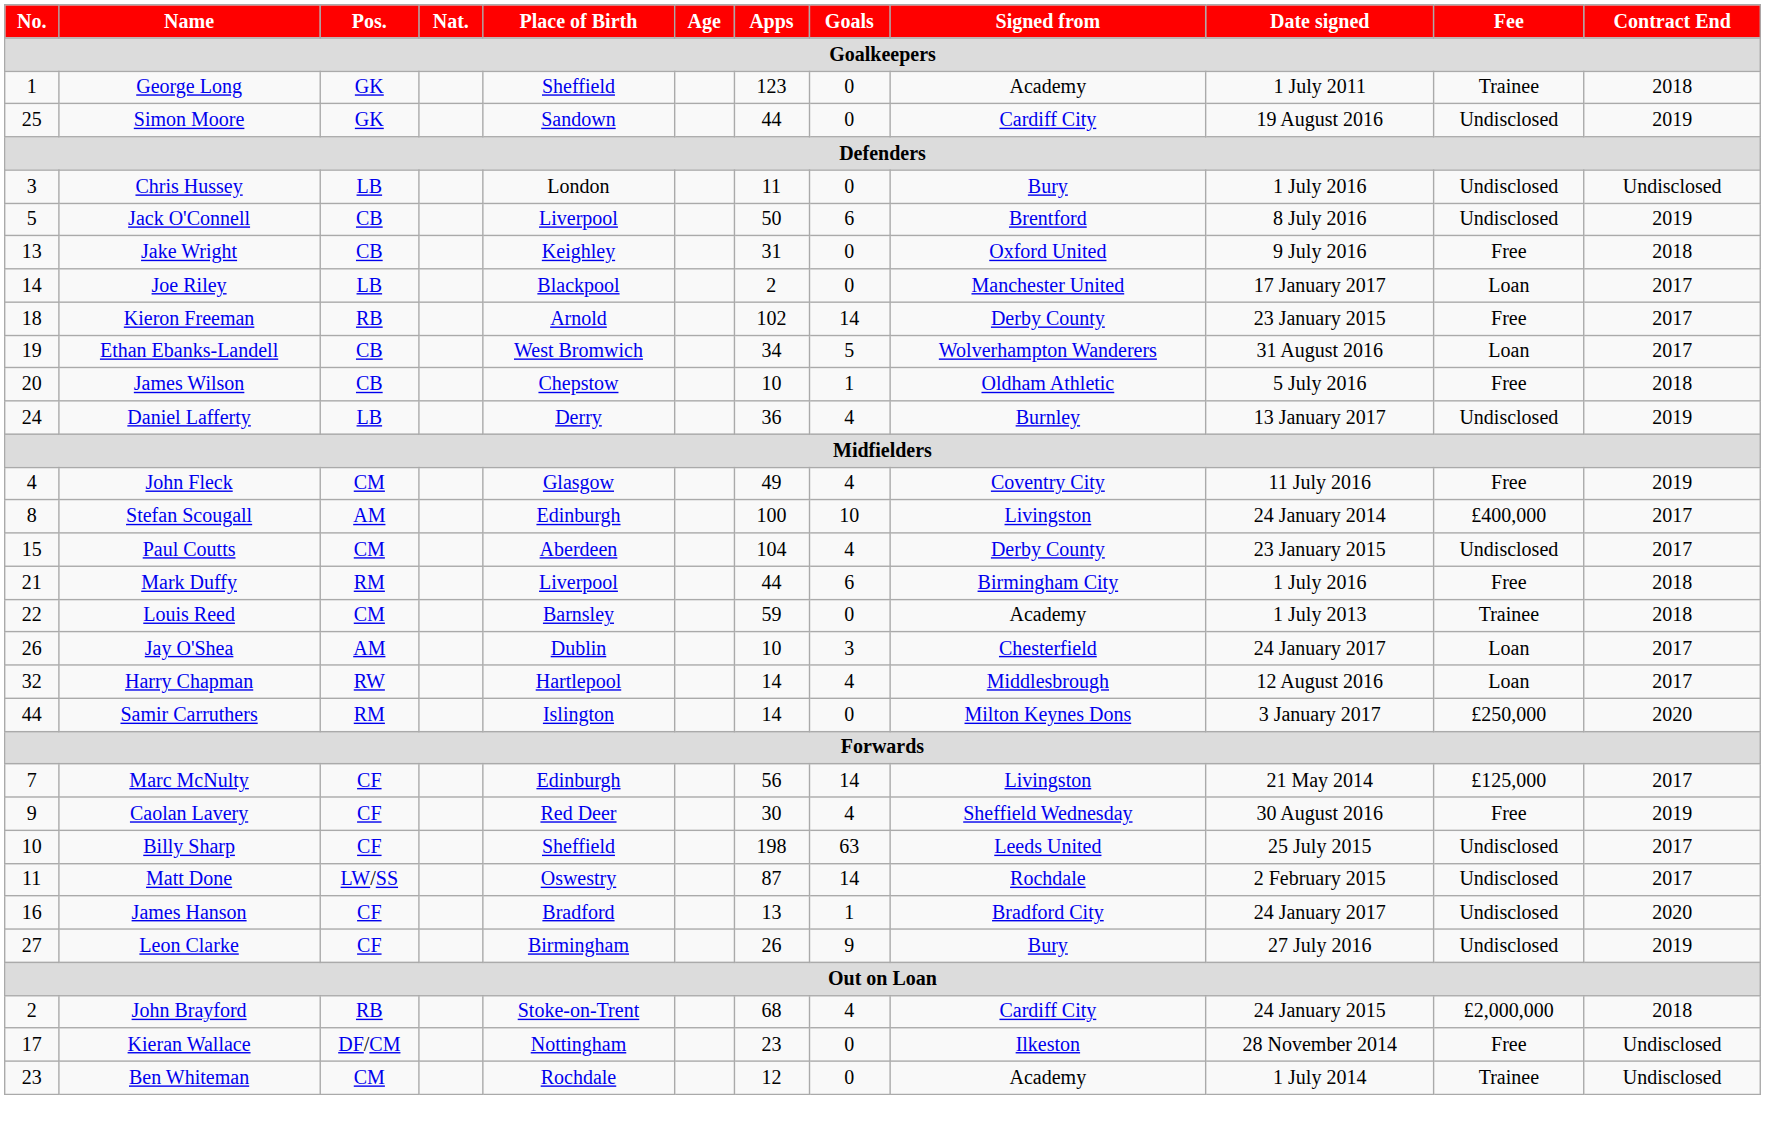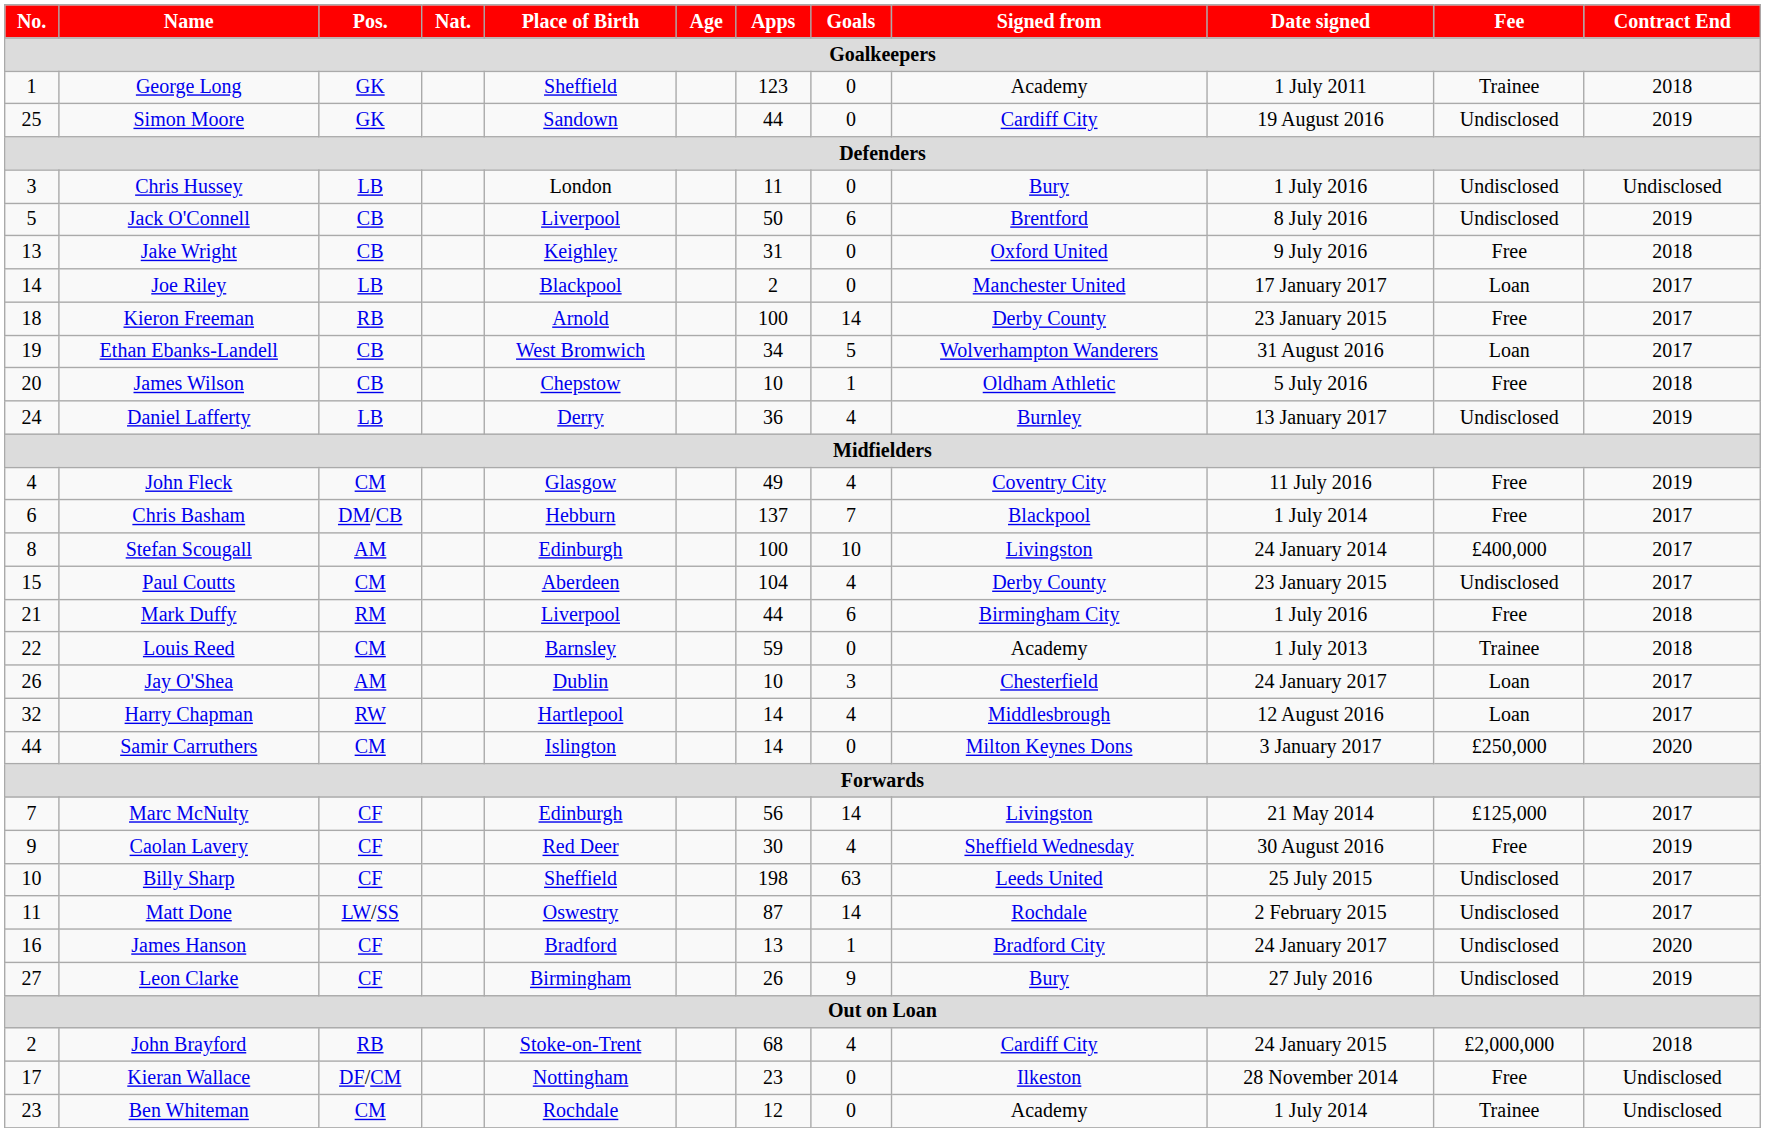(771, 318) 102 -> (773, 318) 100
+ row: (189, 516)
(369, 714) RM -> (370, 747) CM
